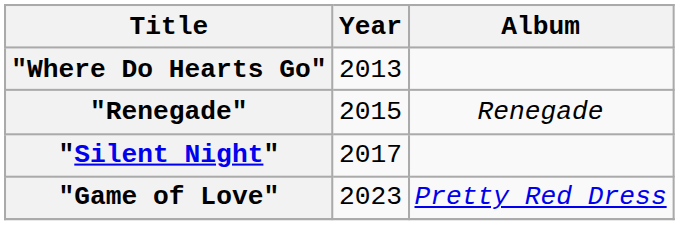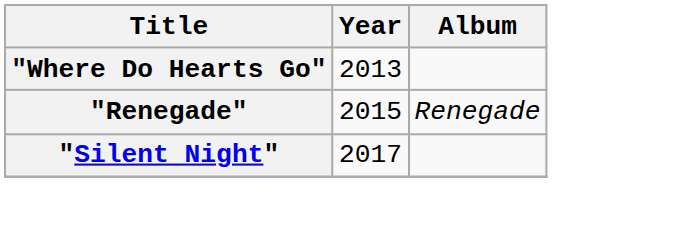- row: (169, 198)
